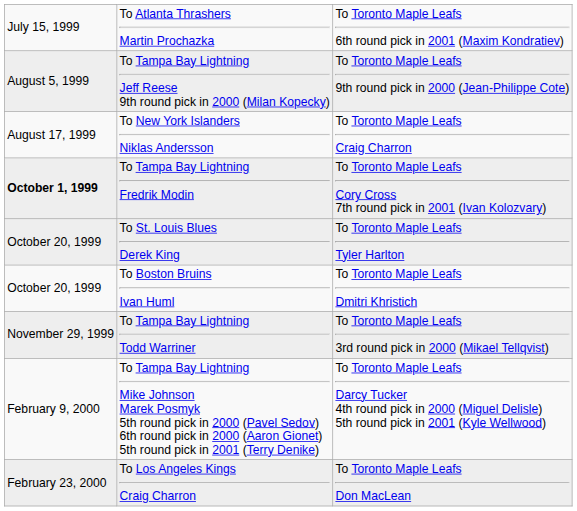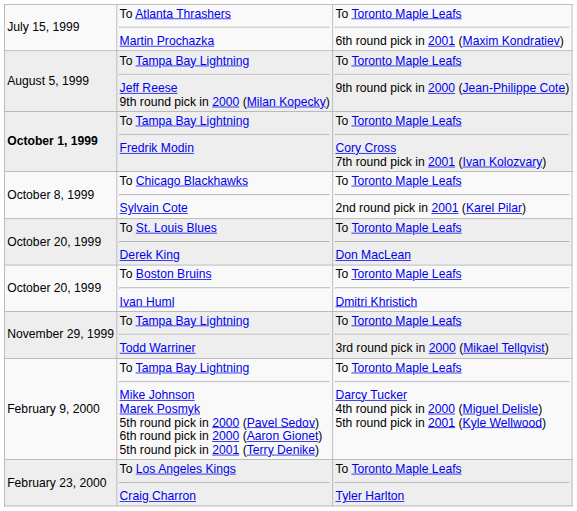- row: (225, 134)
+ row: (225, 195)
(452, 241) To Toronto Maple Leafs Tyler Harlton -> (452, 241) To Toronto Maple Leafs Don MacLean
(452, 483) To Toronto Maple Leafs Don MacLean -> (452, 483) To Toronto Maple Leafs Tyler Harlton
